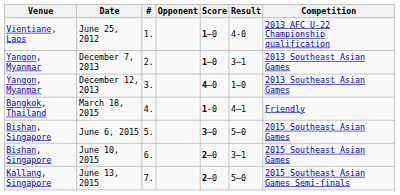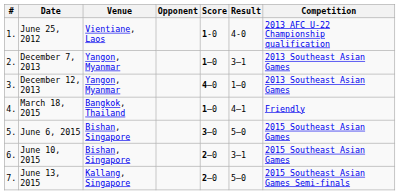columns swapped: (149, 11) <-> (41, 11)
(209, 34) 1–0 -> (209, 34) 1-0
(209, 109) 1-0 -> (209, 109) 1–0
